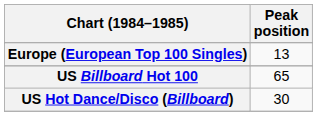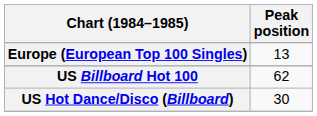(281, 76) 65 -> (281, 76) 62
